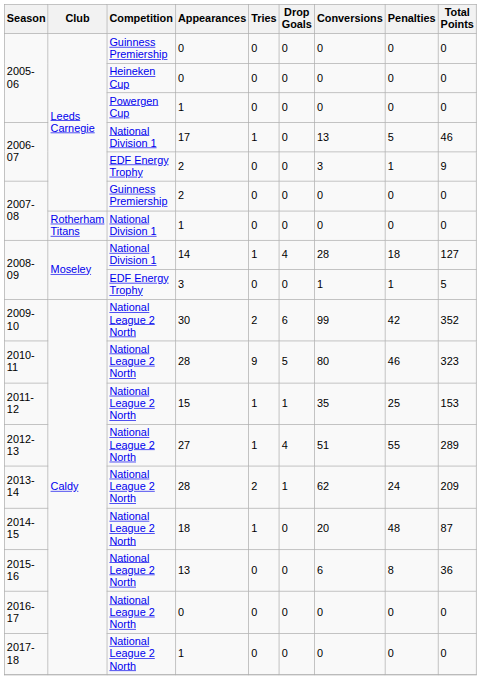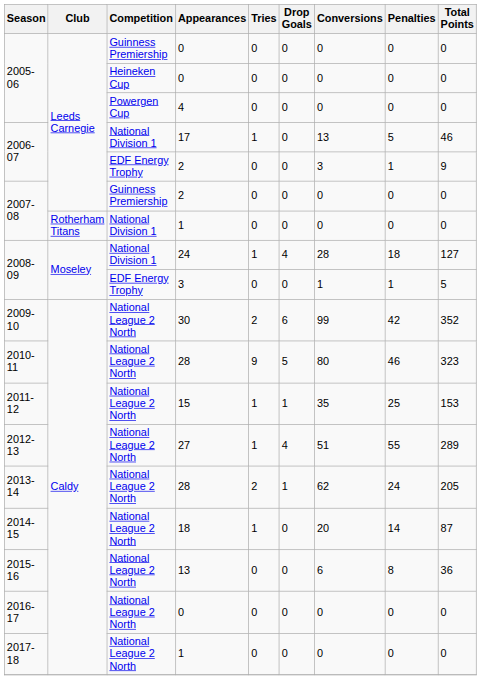(181, 107) 1 -> (181, 107) 4
(184, 255) 14 -> (184, 255) 24
(450, 487) 209 -> (450, 487) 205
(394, 528) 48 -> (394, 528) 14
